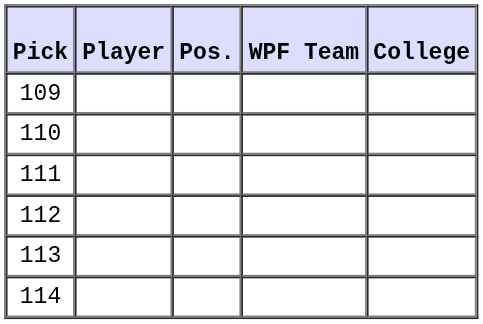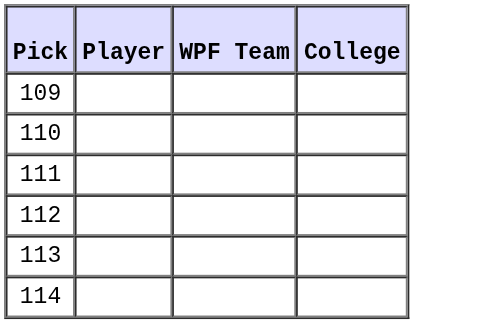- column: (207, 53)
